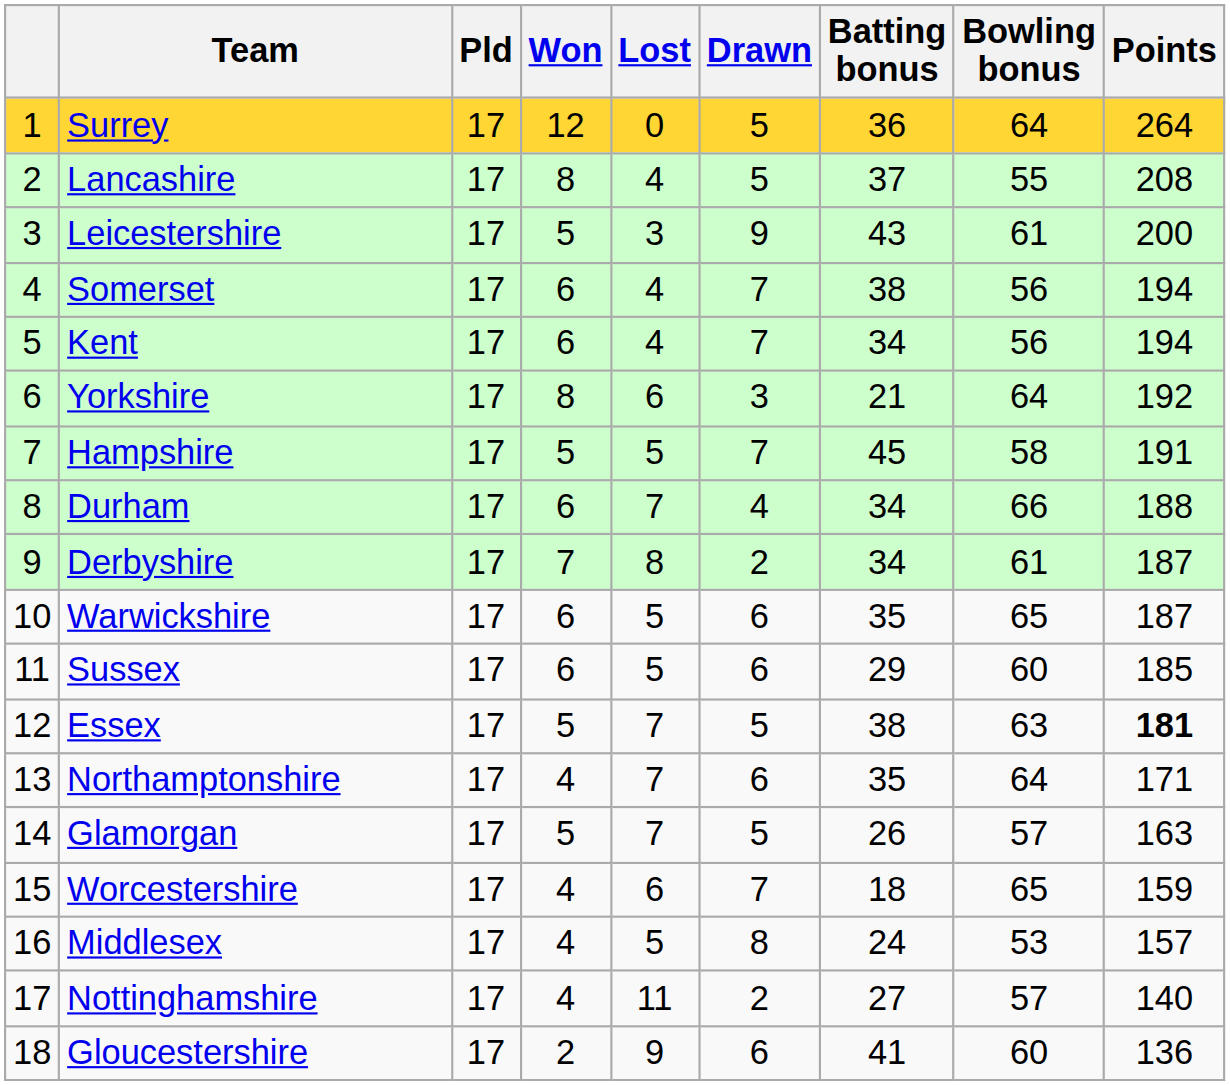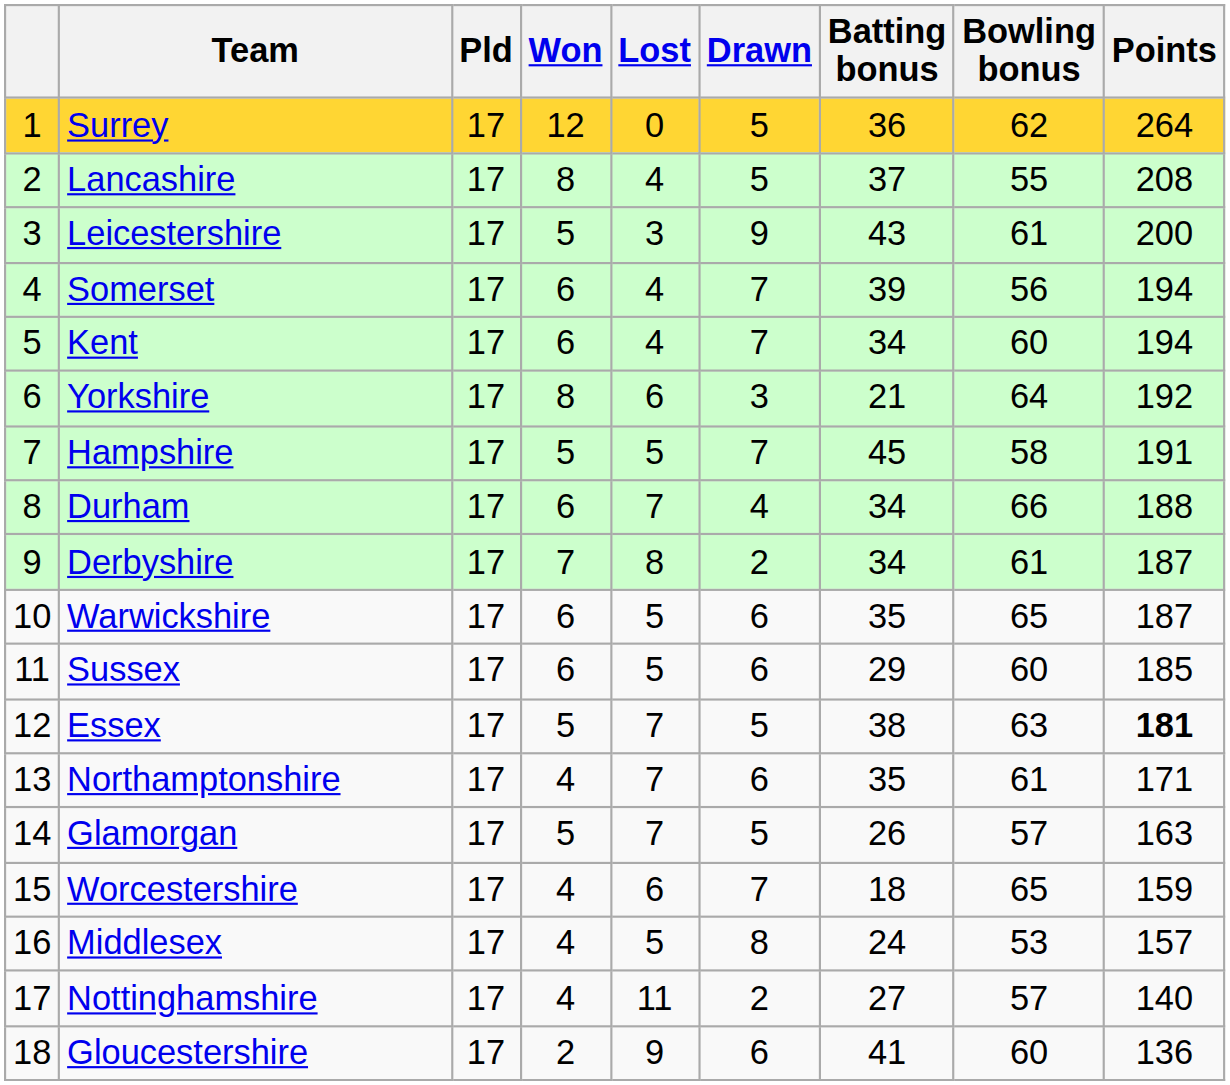(1029, 125) 64 -> (1029, 125) 62
(887, 288) 38 -> (887, 288) 39
(1029, 343) 56 -> (1029, 343) 60
(1029, 779) 64 -> (1029, 779) 61
